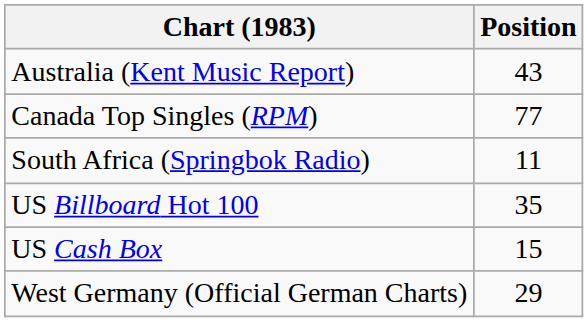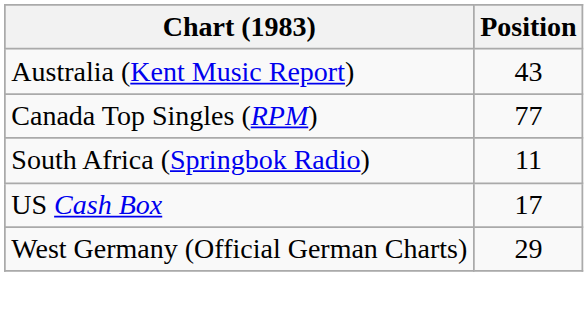- row: (135, 204)
(528, 248) 15 -> (528, 204) 17
